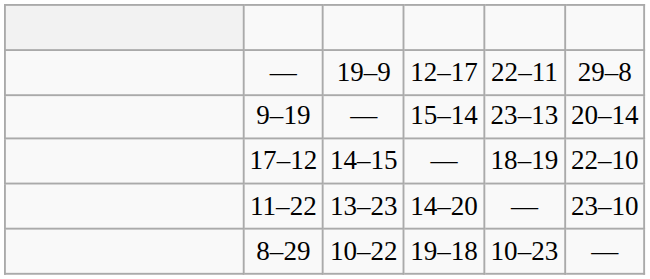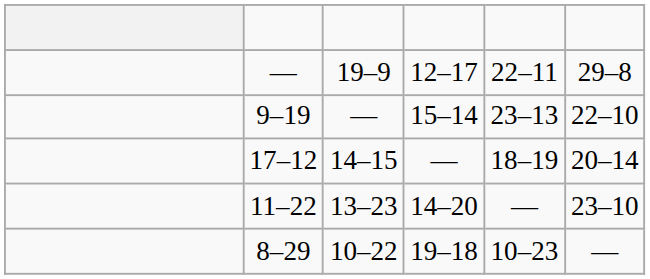(605, 116) 20–14 -> (605, 116) 22–10
(605, 161) 22–10 -> (605, 161) 20–14
